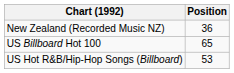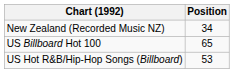(207, 28) 36 -> (207, 28) 34
